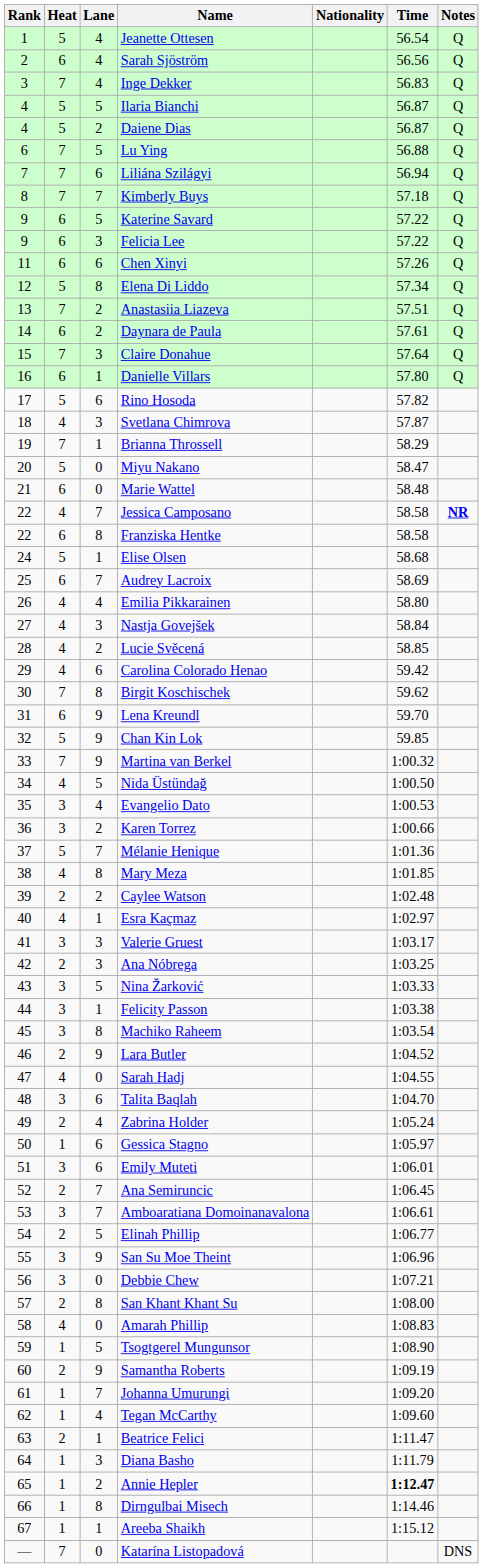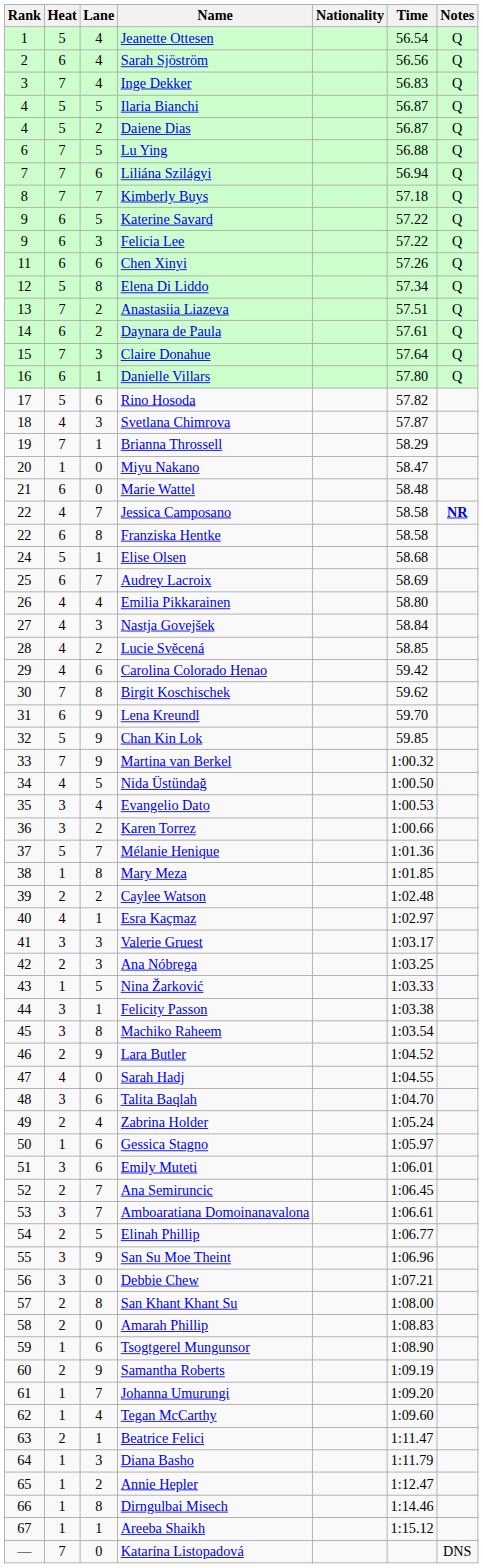(62, 467) 5 -> (62, 467) 1
(62, 873) 4 -> (62, 873) 1
(62, 986) 3 -> (62, 986) 1
(62, 1325) 4 -> (62, 1325) 2
(99, 1348) 5 -> (99, 1348) 6
(413, 1483) bold -> (412, 1483) normal
